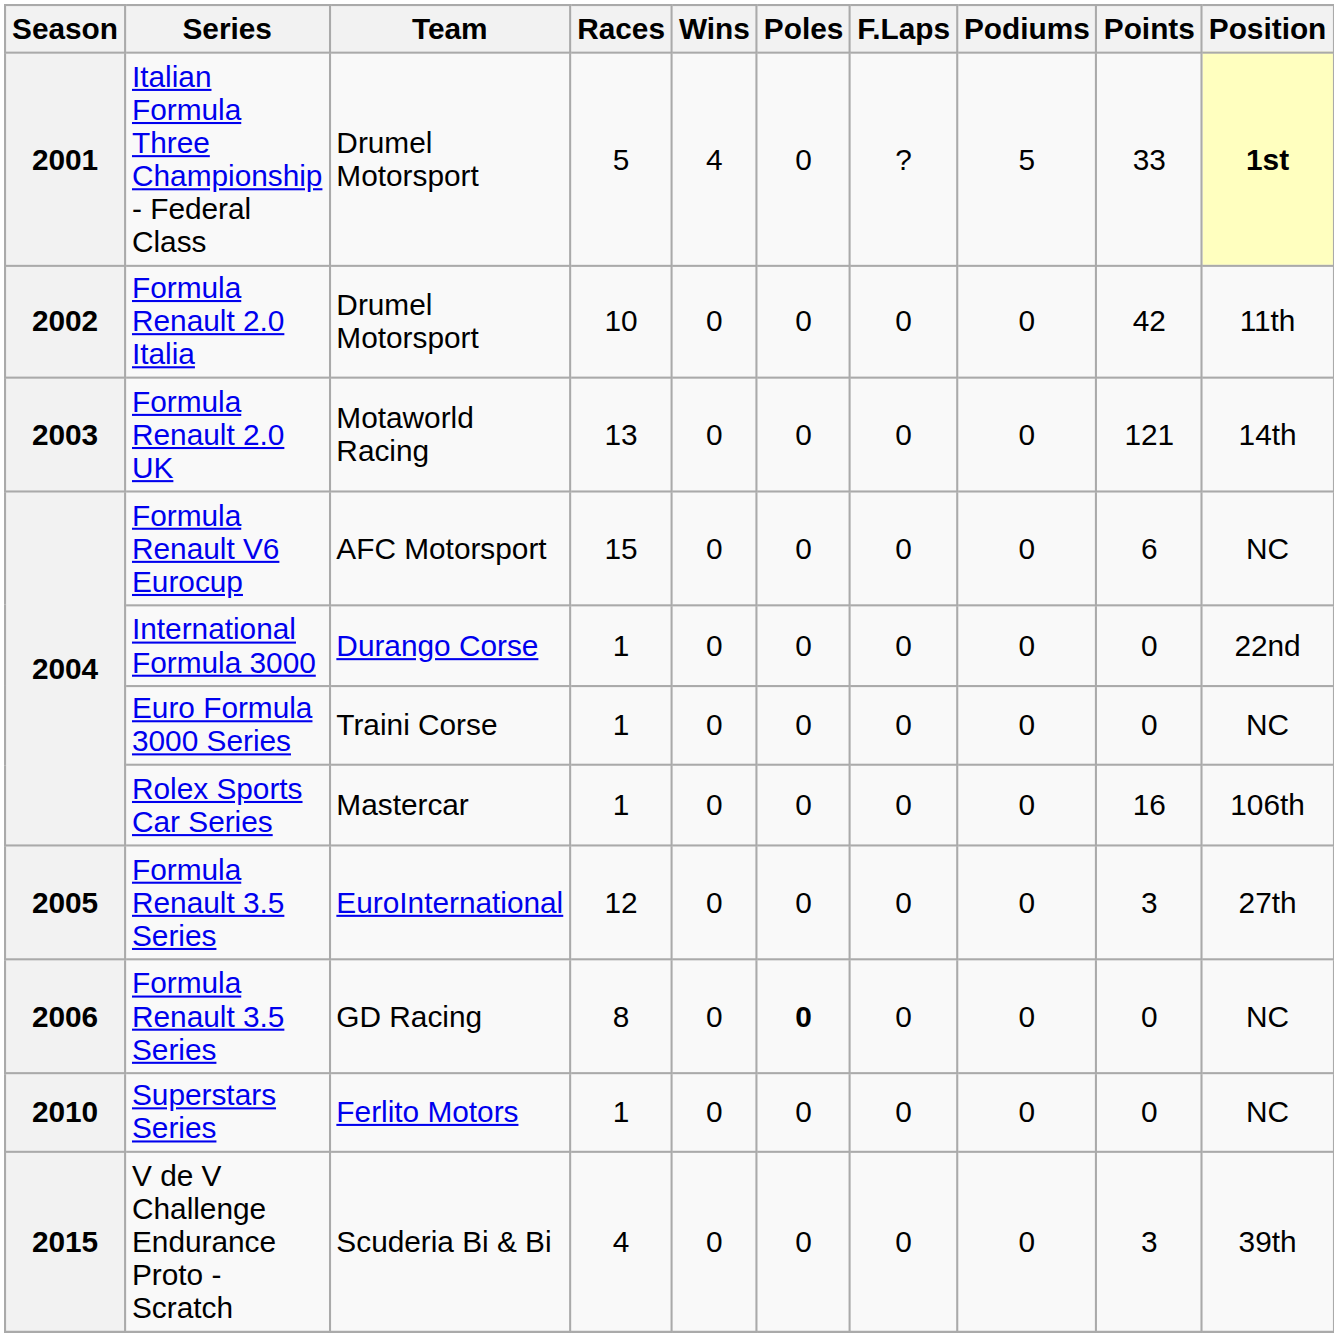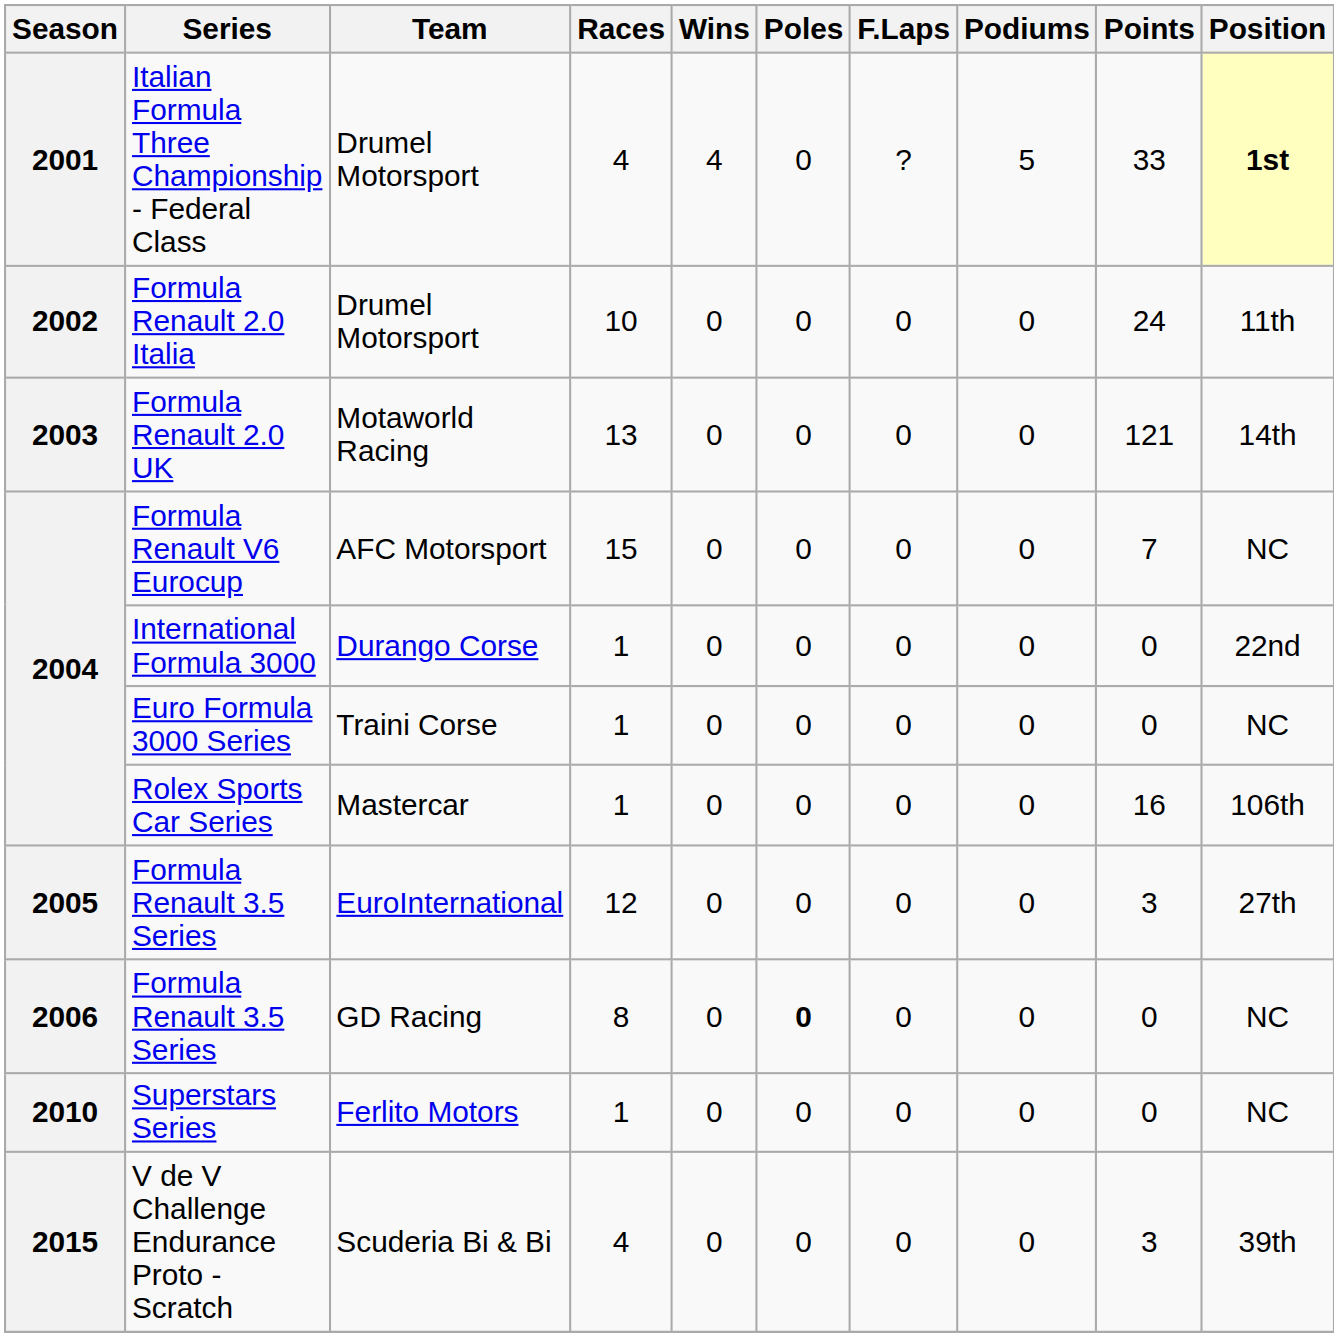(621, 159) 5 -> (621, 159) 4
(1149, 322) 42 -> (1149, 322) 24
(1149, 549) 6 -> (1149, 549) 7
